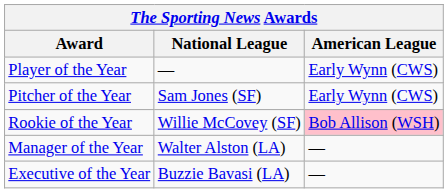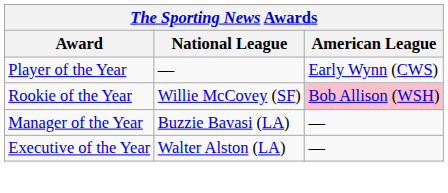- row: (70, 95)
(222, 148) Walter Alston (LA) -> (224, 122) Buzzie Bavasi (LA)
(224, 174) Buzzie Bavasi (LA) -> (222, 148) Walter Alston (LA)
